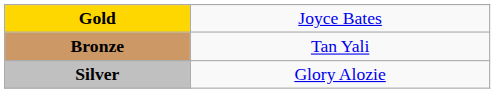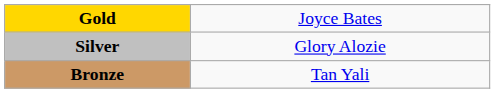rows swapped: (97, 74) <-> (97, 46)
